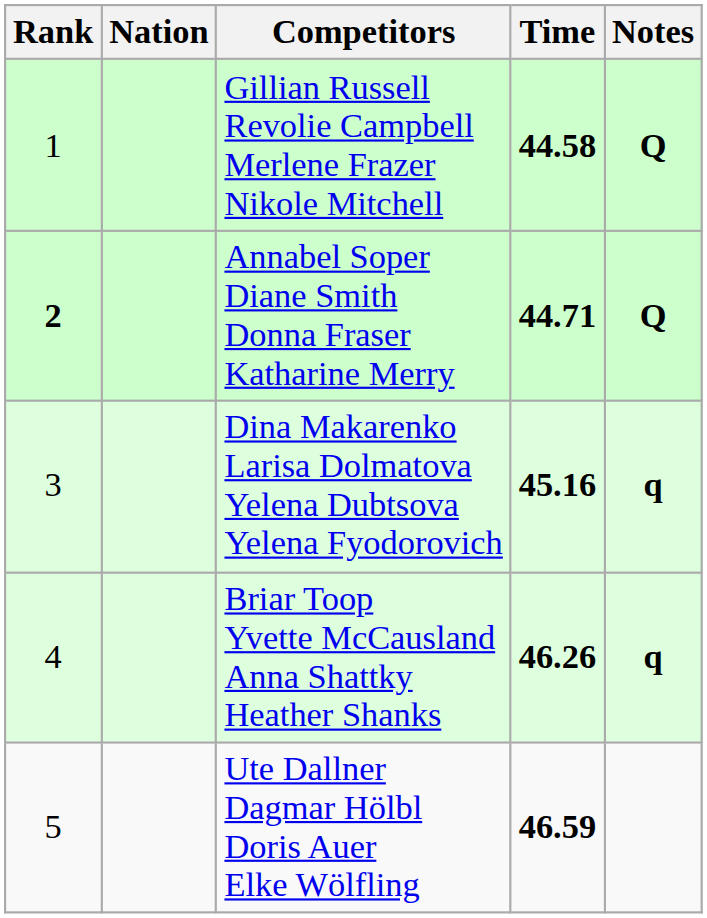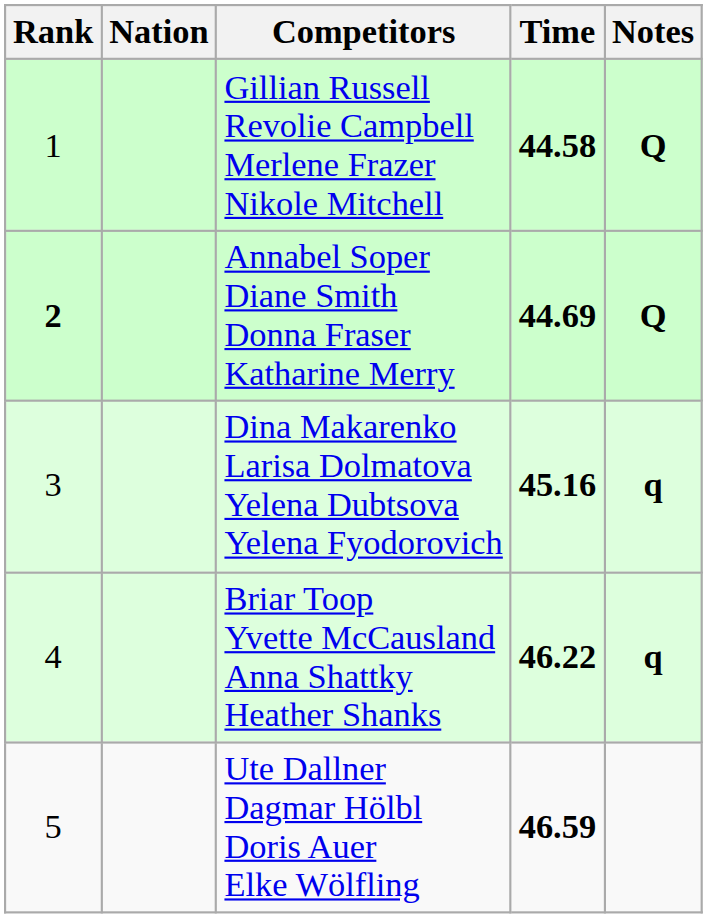(557, 315) 44.71 -> (557, 315) 44.69
(557, 656) 46.26 -> (557, 656) 46.22
